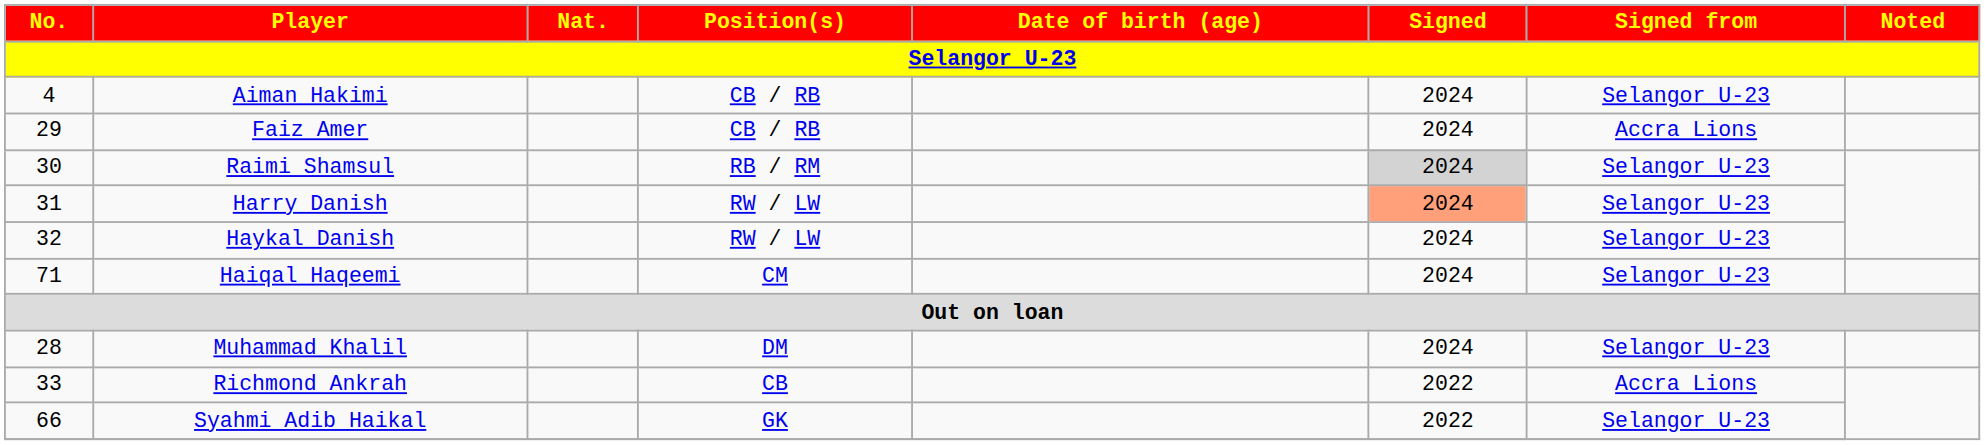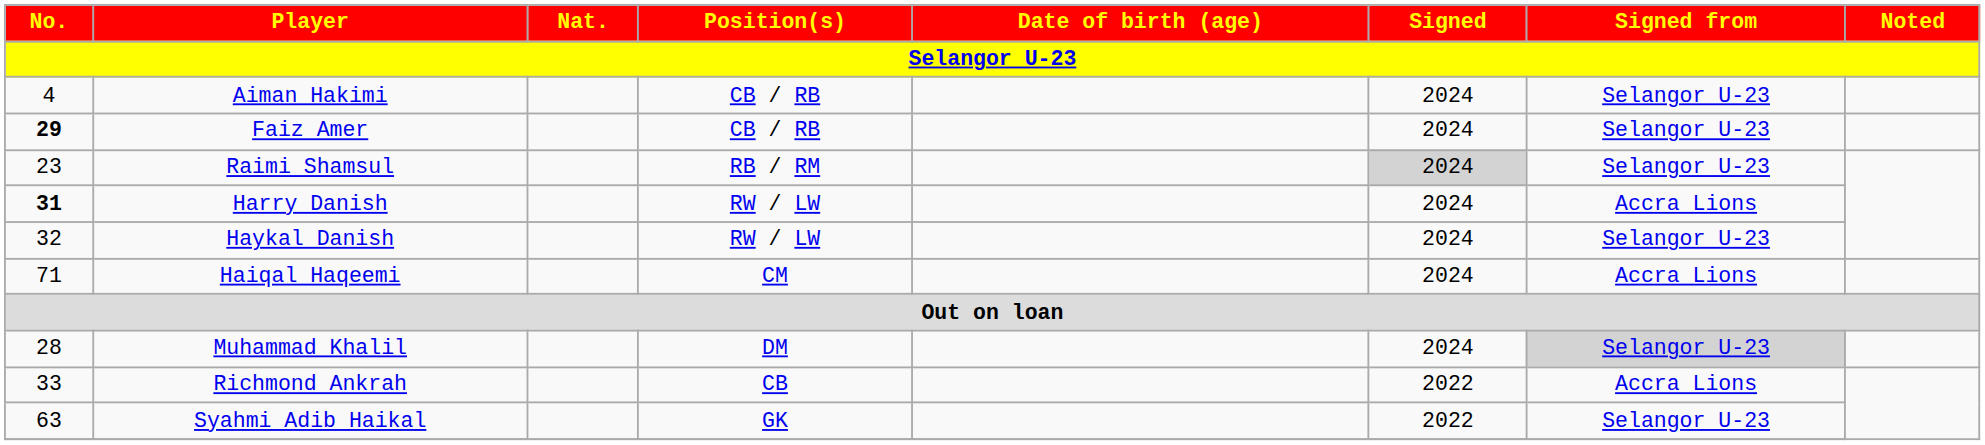(49, 131) normal -> (49, 131) bold
(1686, 131) Accra Lions -> (1686, 131) Selangor U-23
(49, 167) 30 -> (49, 167) 23
(49, 204) normal -> (49, 204) bold
(1448, 204) lightsalmon background -> (1448, 204) no background
(1686, 204) Selangor U-23 -> (1686, 204) Accra Lions
(1686, 276) Selangor U-23 -> (1686, 276) Accra Lions
(1686, 348) no background -> (1686, 348) lightgrey background
(49, 421) 66 -> (49, 421) 63
